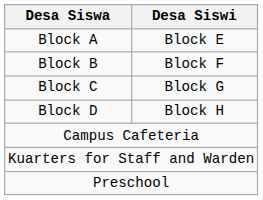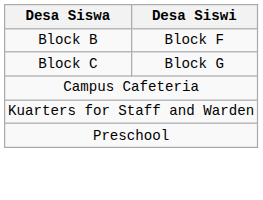- row: (68, 40)
- row: (68, 111)
